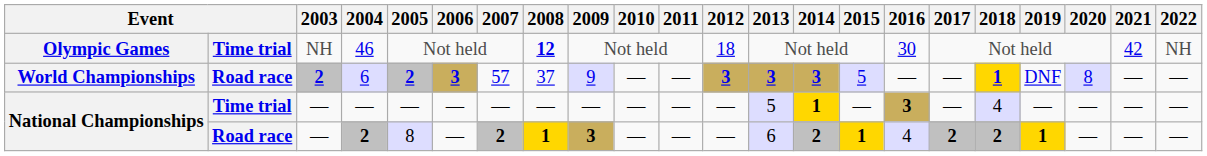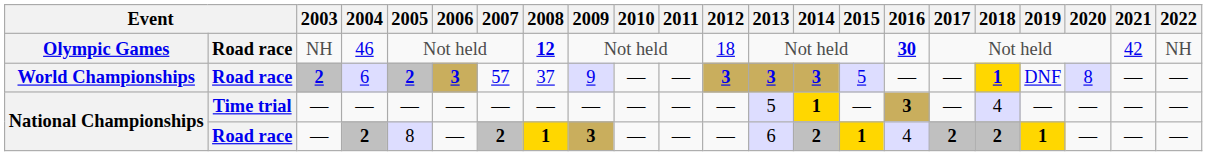(252, 48) Time trial -> (252, 48) Road race
(907, 48) normal -> (907, 48) bold
